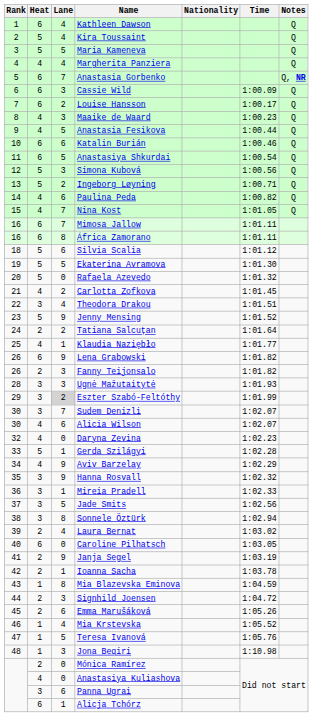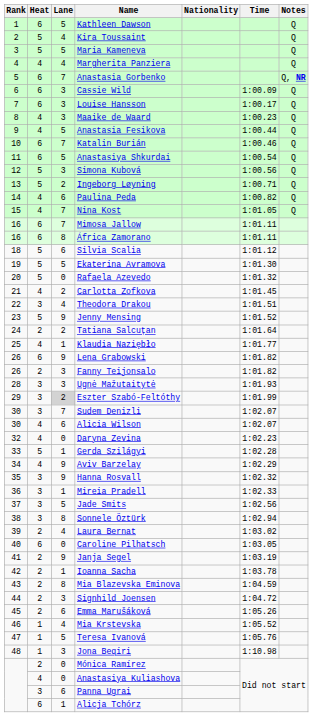(63, 24) 4 -> (63, 24) 5
(63, 104) 2 -> (63, 104) 3
(63, 144) 6 -> (63, 144) 7
(40, 585) 1 -> (40, 585) 2
